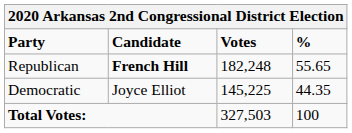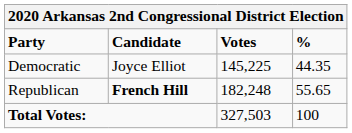rows swapped: (43, 66) <-> (44, 90)
